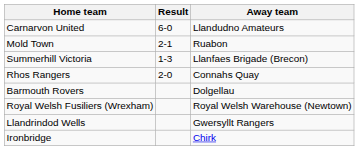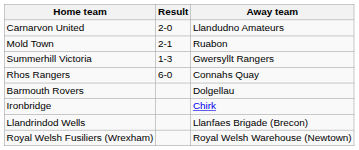(165, 28) 6-0 -> (165, 28) 2-0
(251, 59) Llanfaes Brigade (Brecon) -> (233, 59) Gwersyllt Rangers
(165, 75) 2-0 -> (165, 75) 6-0
rows swapped: (80, 106) <-> (29, 138)
(233, 122) Gwersyllt Rangers -> (251, 122) Llanfaes Brigade (Brecon)
